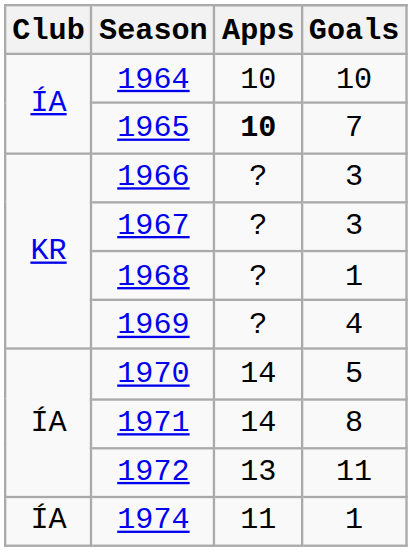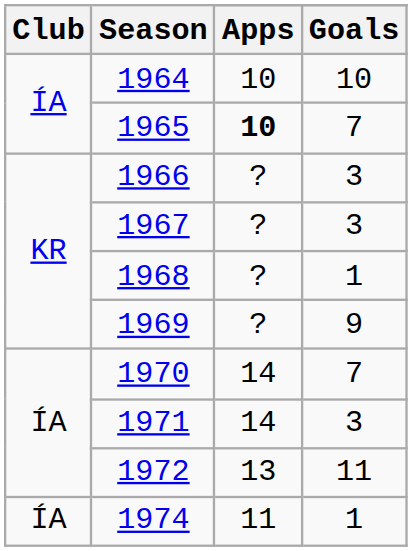(354, 325) 4 -> (354, 325) 9
(354, 374) 5 -> (354, 374) 7
(354, 423) 8 -> (354, 423) 3
